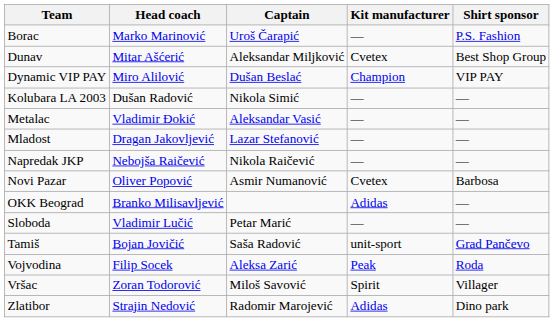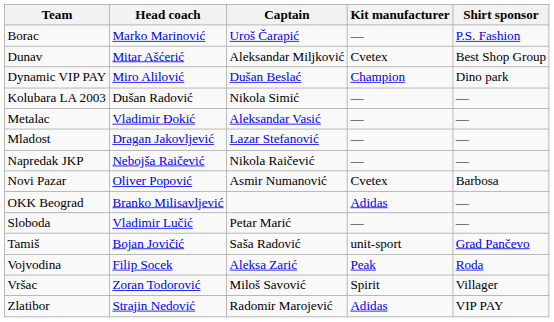(480, 77) VIP PAY -> (482, 77) Dino park
(482, 306) Dino park -> (480, 306) VIP PAY
